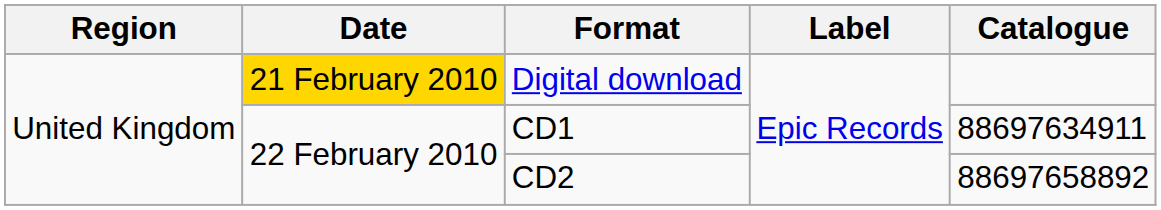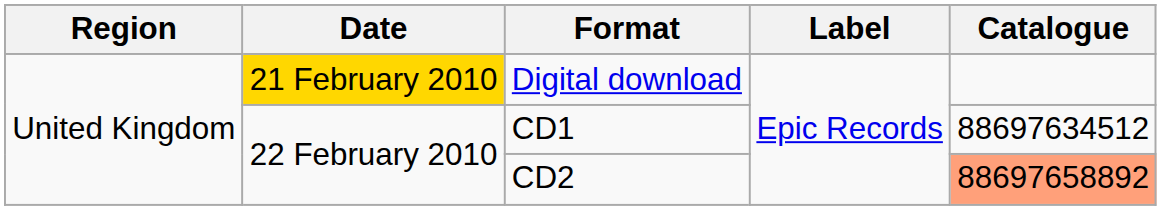(1052, 128) 88697634911 -> (1053, 128) 88697634512
(1053, 178) no background -> (1053, 178) lightsalmon background
